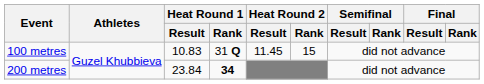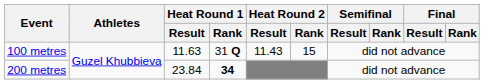(187, 51) 10.83 -> (187, 51) 11.63
(268, 51) 11.45 -> (268, 51) 11.43
